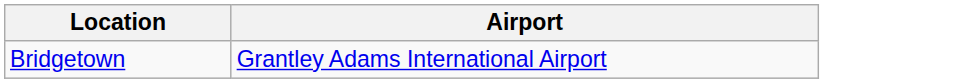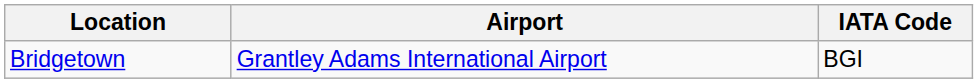+ column: (895, 22)
